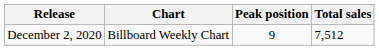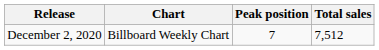(272, 34) 9 -> (272, 34) 7
